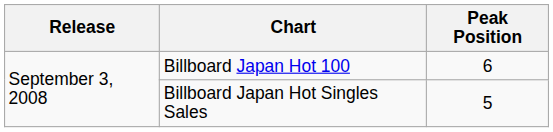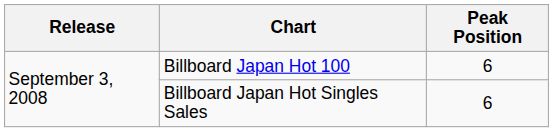(488, 103) 5 -> (488, 103) 6
